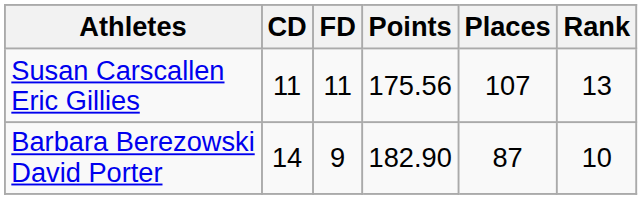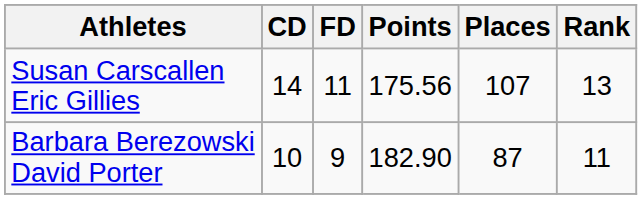(287, 85) 11 -> (287, 85) 14
(287, 158) 14 -> (287, 158) 10
(597, 158) 10 -> (597, 158) 11
